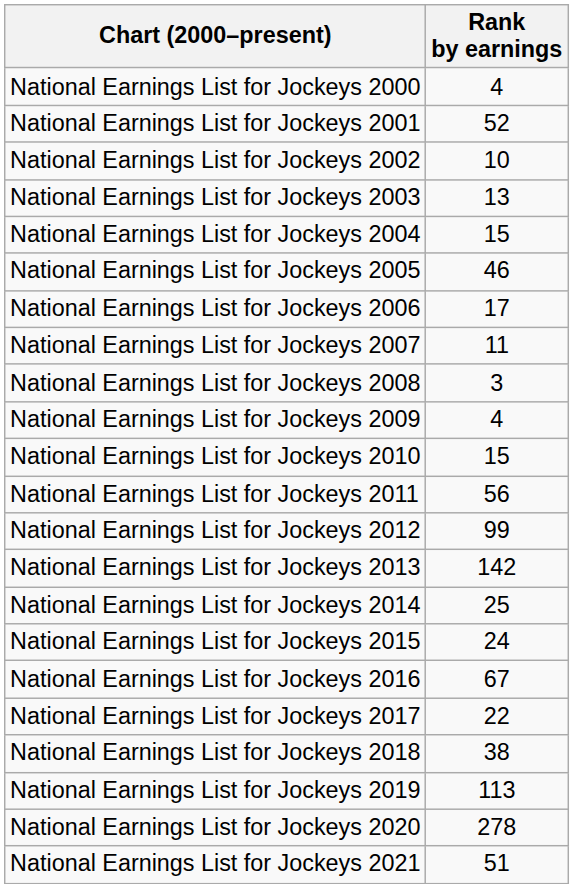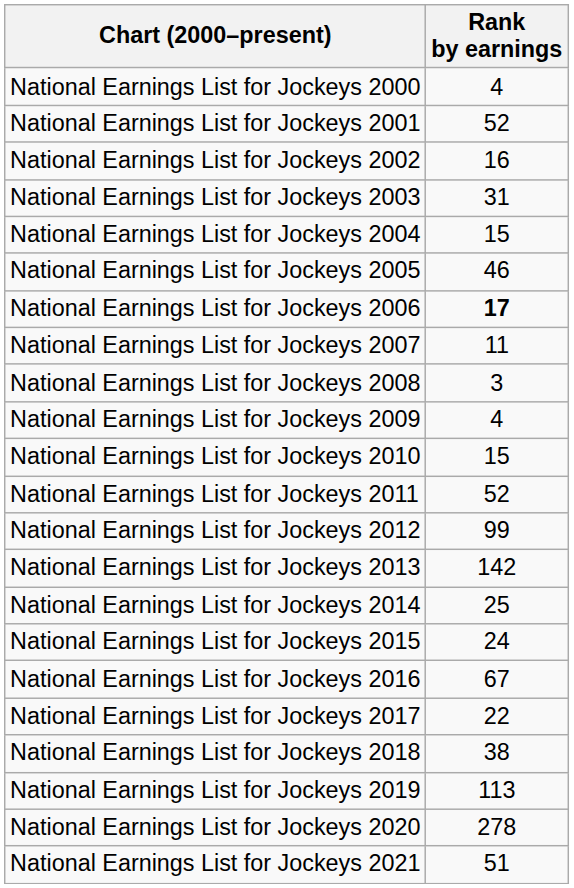(497, 160) 10 -> (497, 160) 16
(497, 197) 13 -> (497, 197) 31
(497, 308) normal -> (497, 308) bold
(497, 493) 56 -> (497, 493) 52
